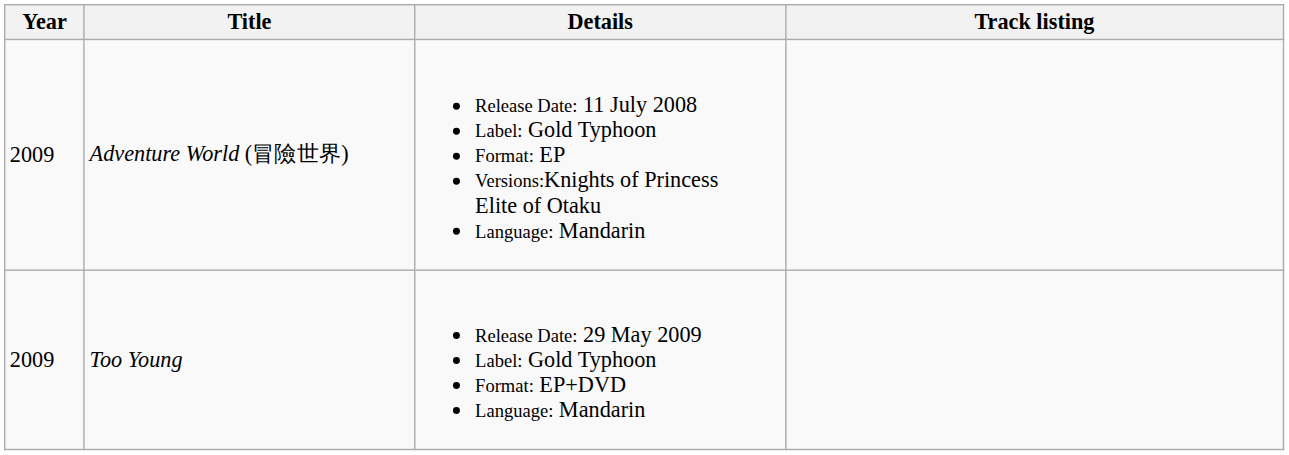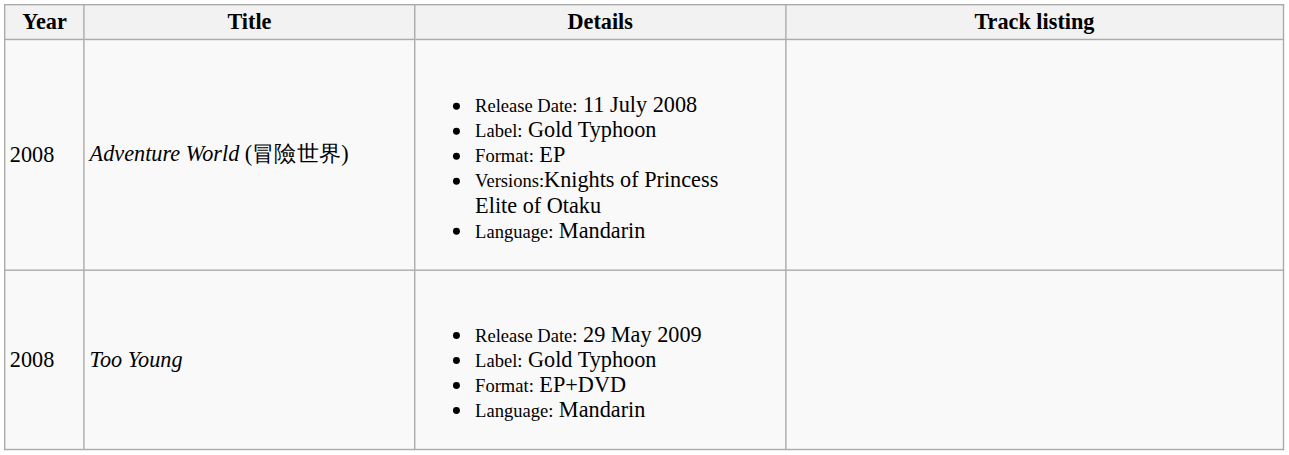(32, 154) 2009 -> (32, 154) 2008
(32, 359) 2009 -> (32, 359) 2008
